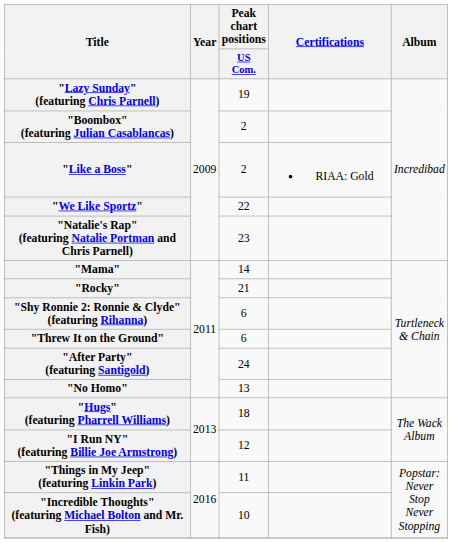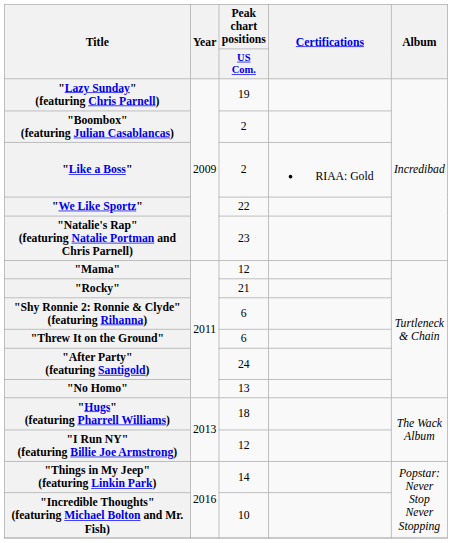(244, 269) 14 -> (244, 269) 12
(244, 477) 11 -> (244, 477) 14
